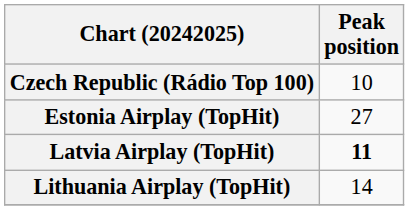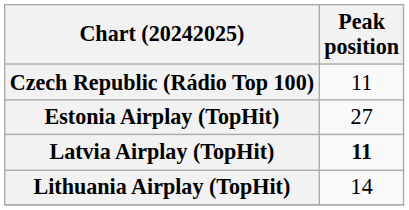(362, 81) 10 -> (362, 81) 11
